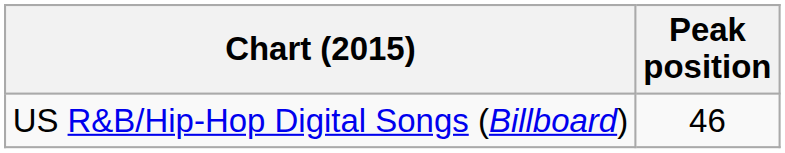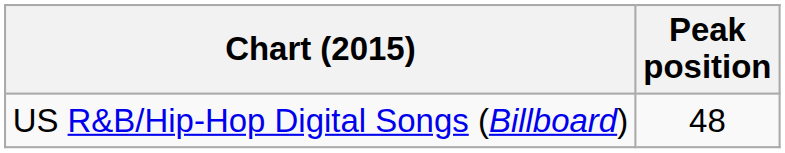(707, 119) 46 -> (707, 119) 48
